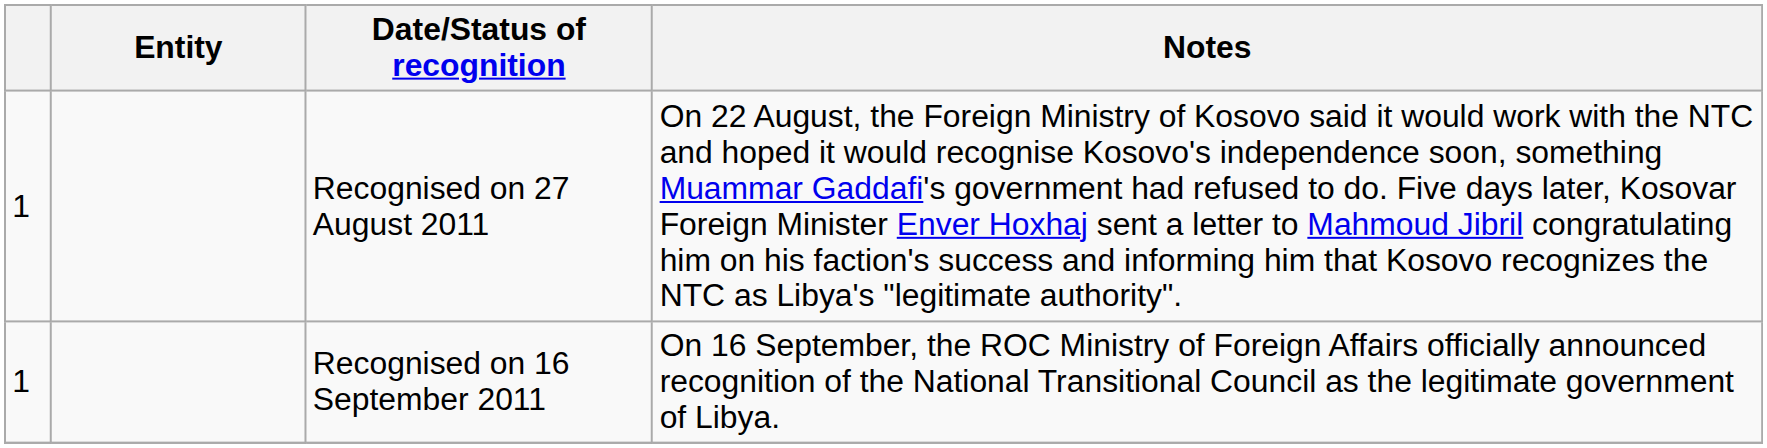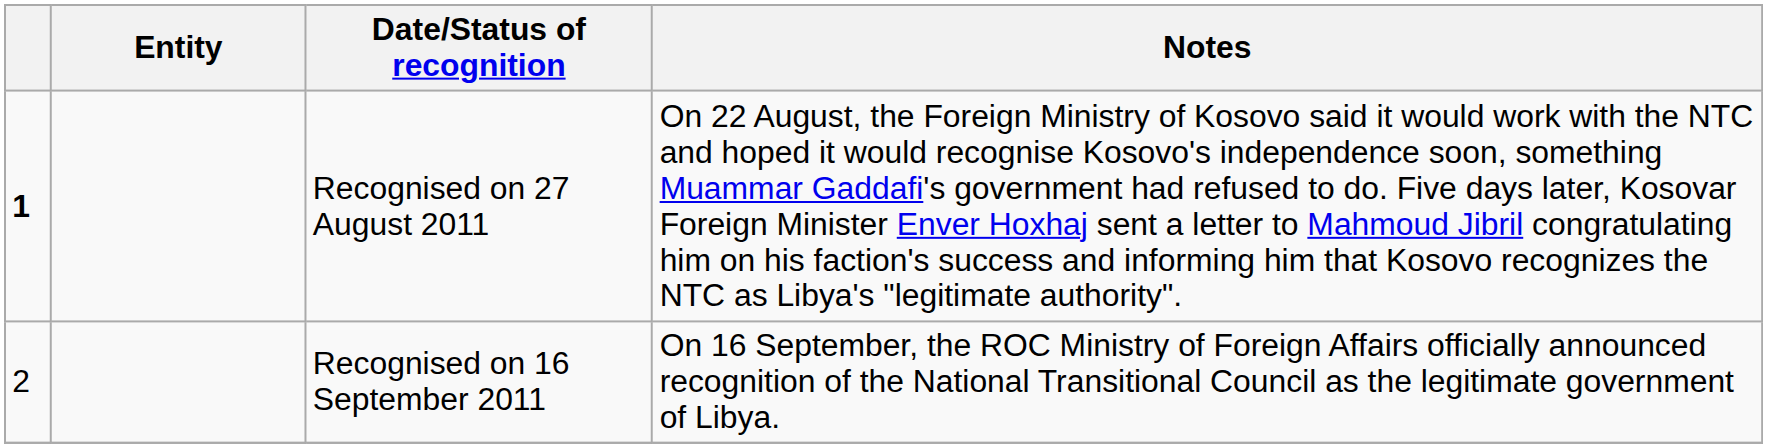(21, 205) normal -> (21, 205) bold
(21, 381) 1 -> (21, 381) 2
